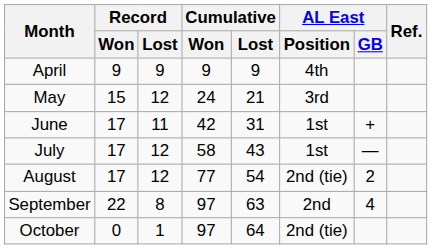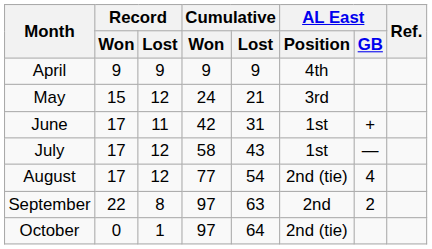(370, 177) 2 -> (370, 177) 4
(370, 204) 4 -> (370, 204) 2
